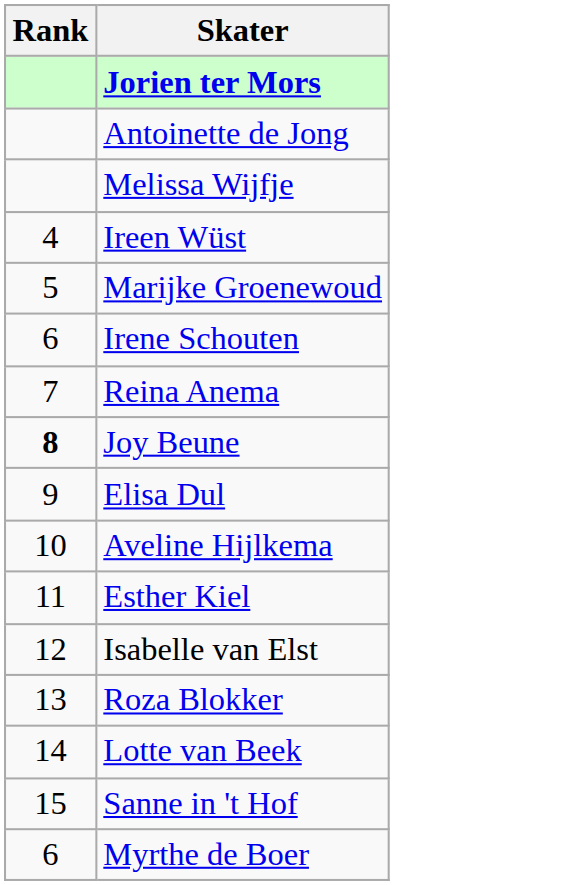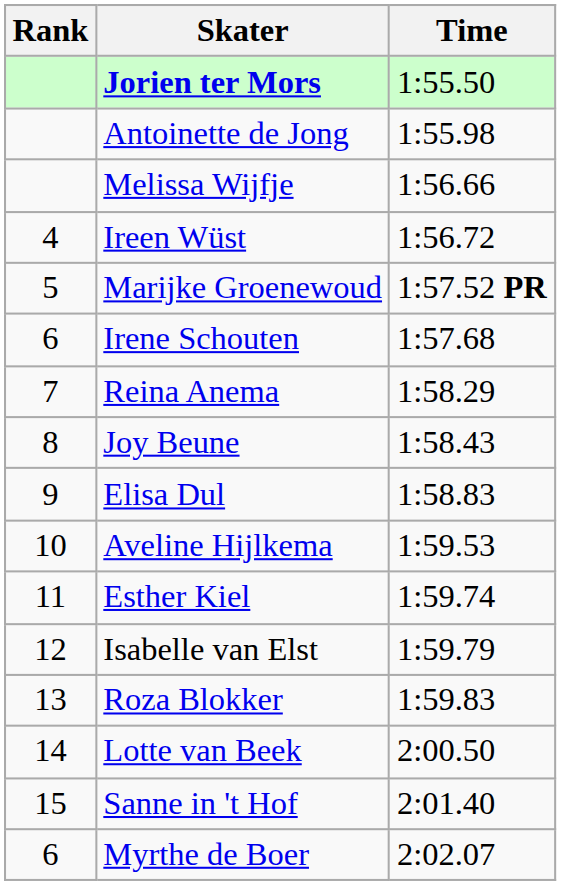+ column: (472, 30)
(50, 442) bold -> (50, 442) normal
